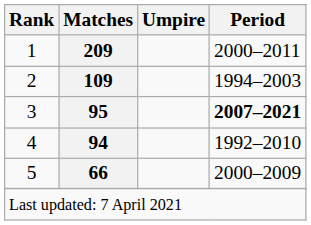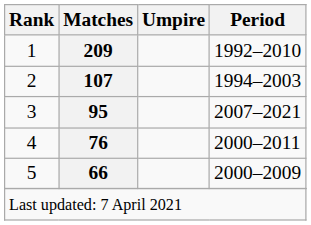(257, 50) 2000–2011 -> (258, 50) 1992–2010
(98, 81) 109 -> (98, 81) 107
(258, 111) bold -> (258, 111) normal
(98, 142) 94 -> (98, 142) 76
(258, 142) 1992–2010 -> (257, 142) 2000–2011
